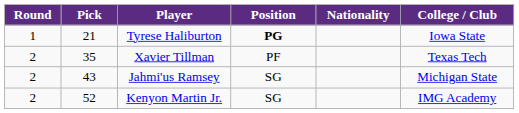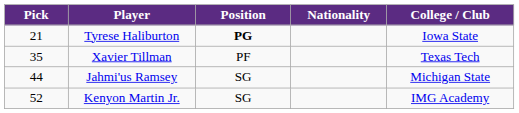- column: (33, 14)
(89, 77) 43 -> (36, 77) 44
